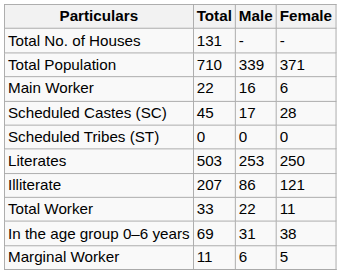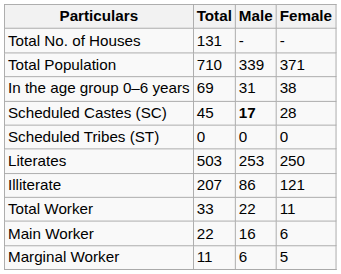rows swapped: (99, 233) <-> (51, 88)
(247, 112) normal -> (247, 112) bold
